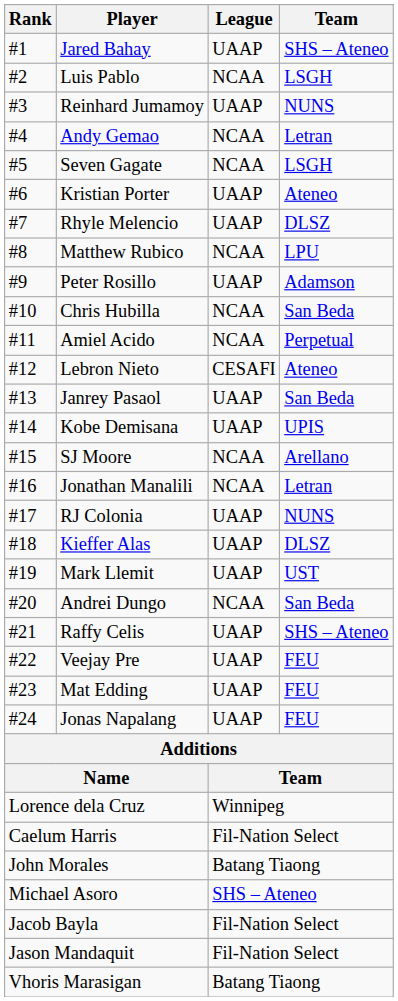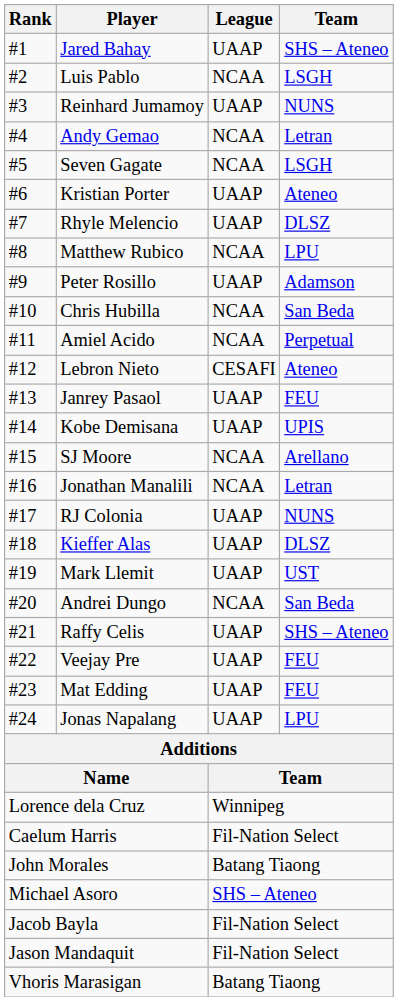(319, 398) San Beda -> (302, 398) FEU
(302, 719) FEU -> (302, 719) LPU
